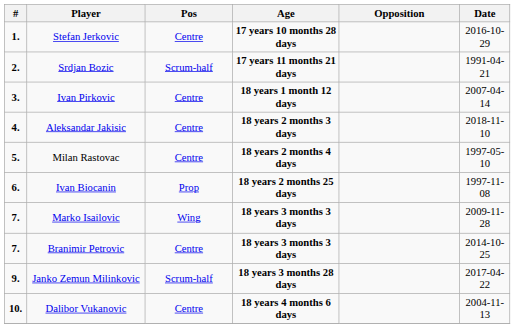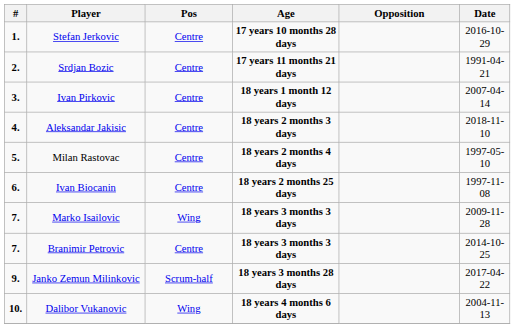(189, 67) Scrum-half -> (189, 67) Centre
(189, 188) Prop -> (189, 188) Centre
(189, 308) Centre -> (189, 308) Wing
